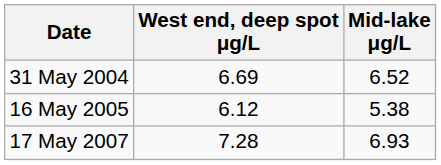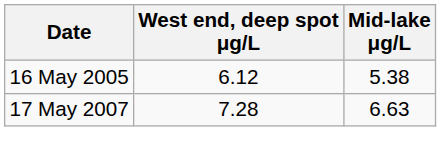- row: (69, 76)
(389, 142) 6.93 -> (389, 109) 6.63
